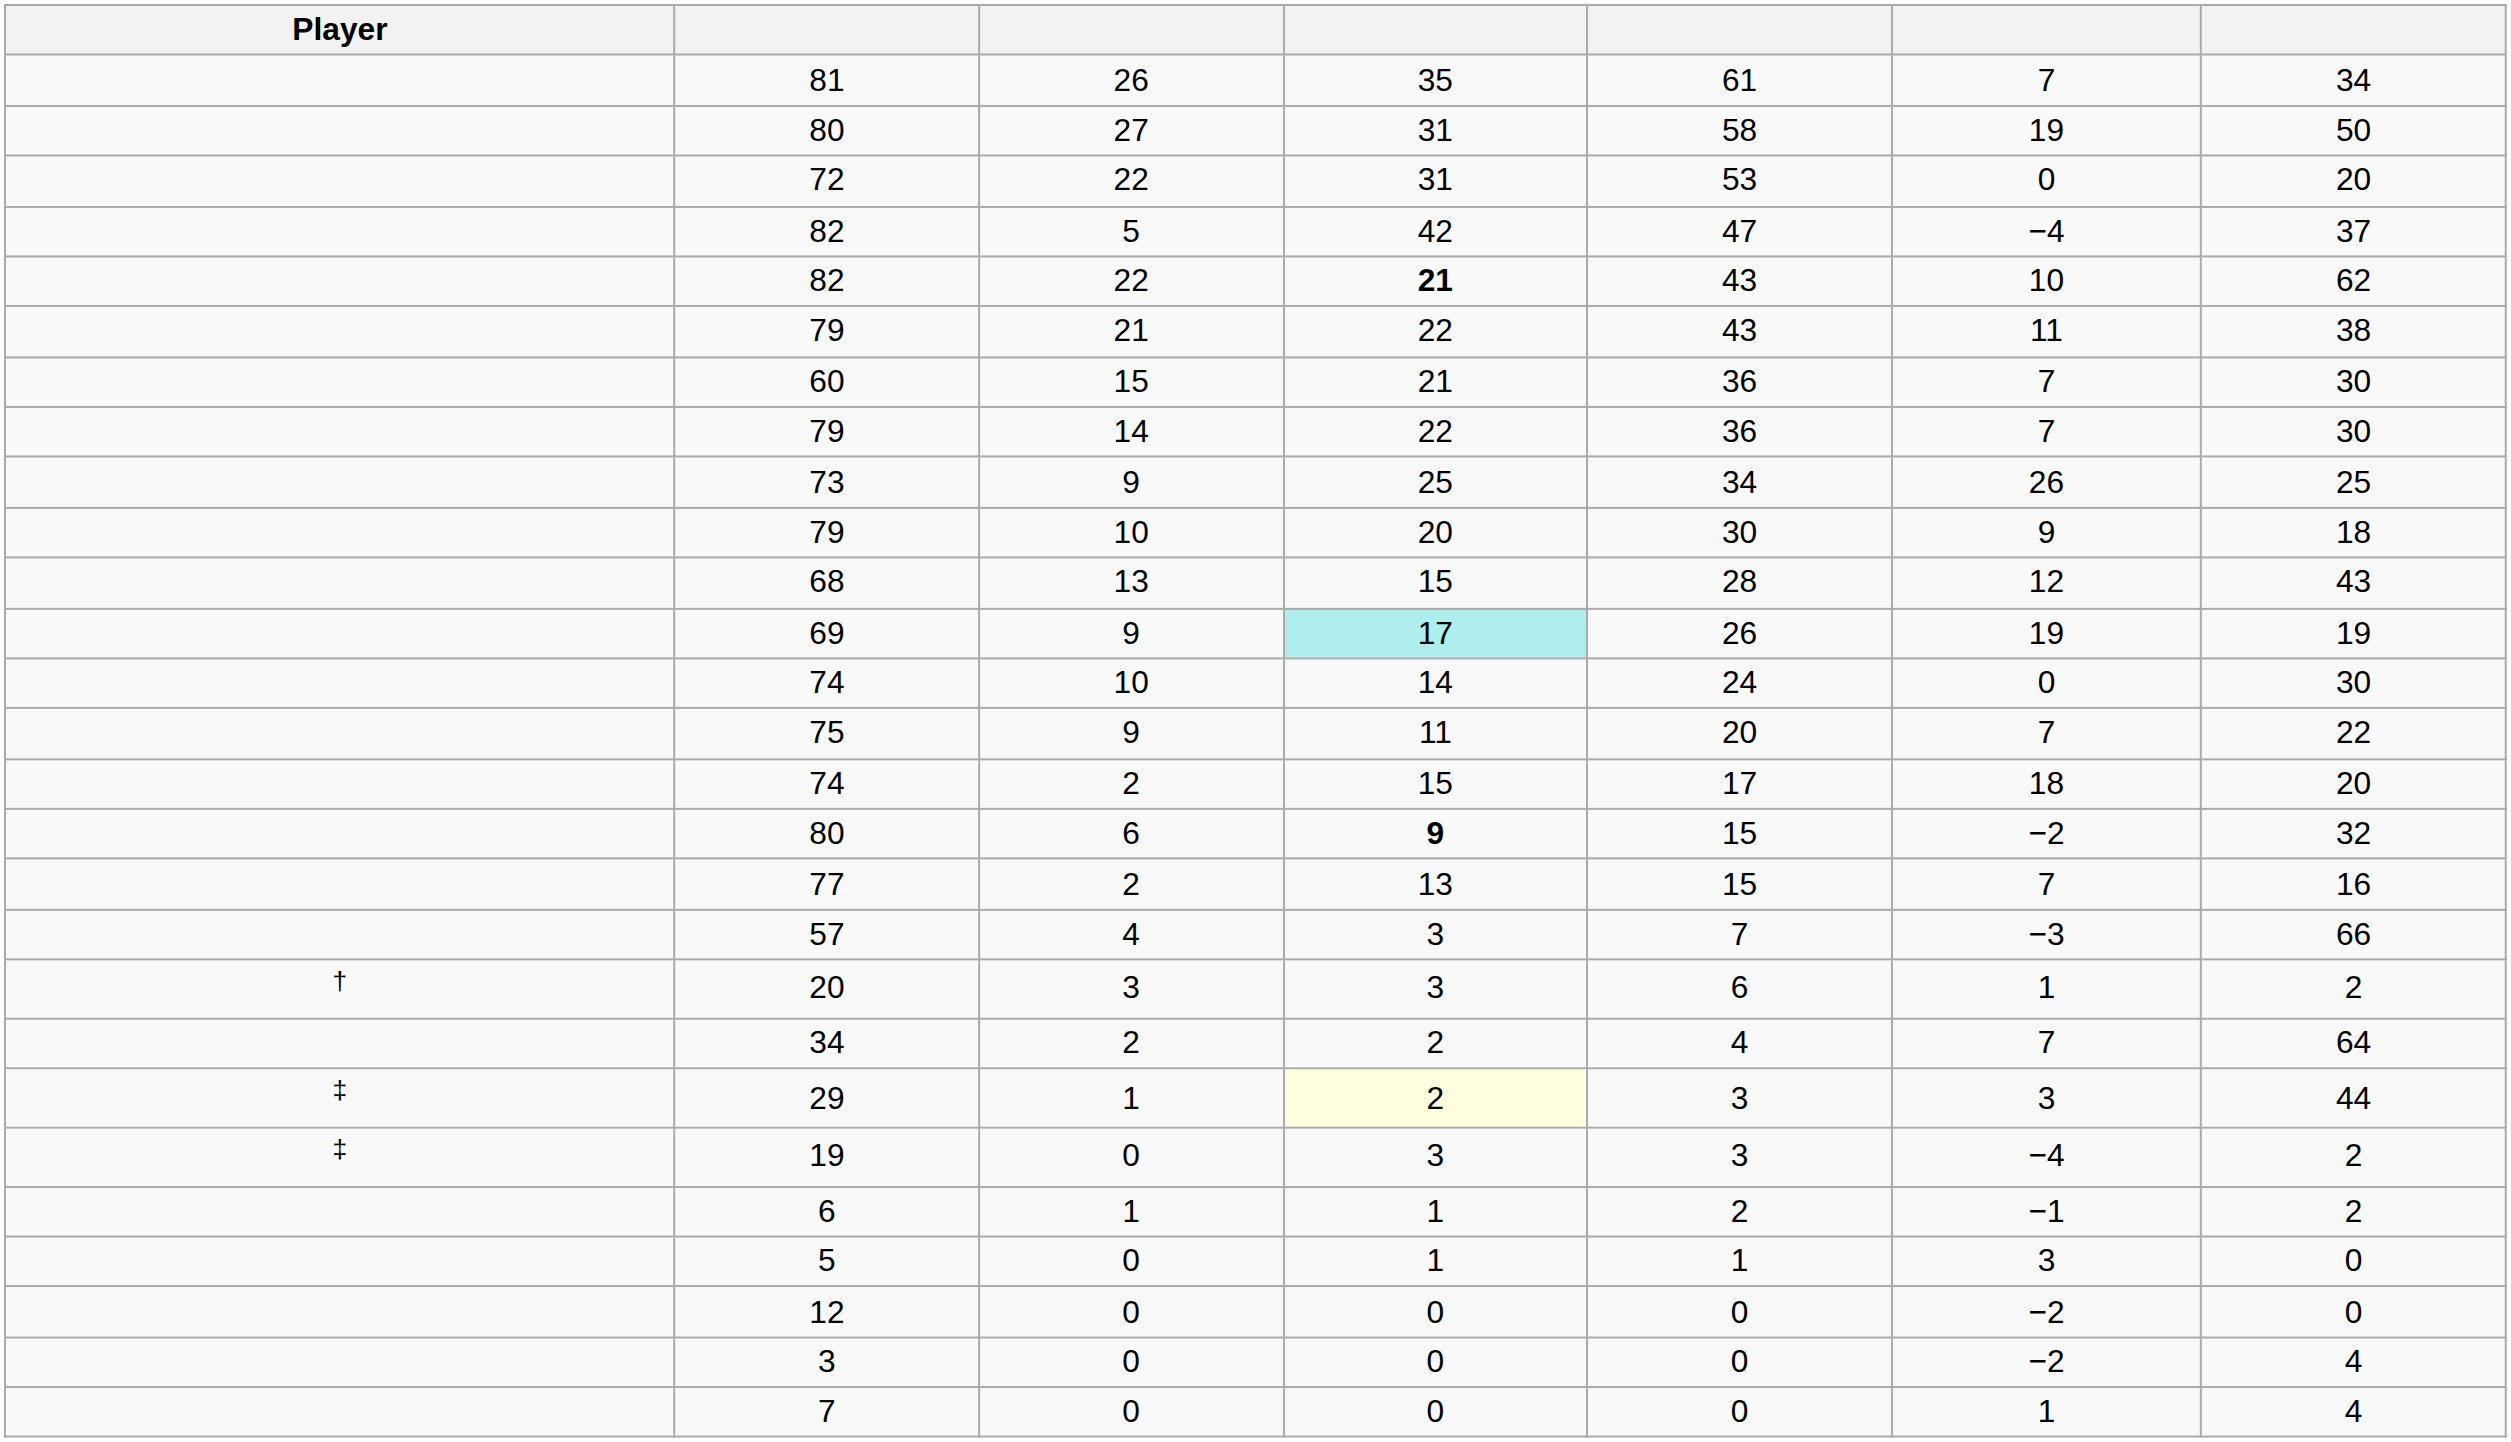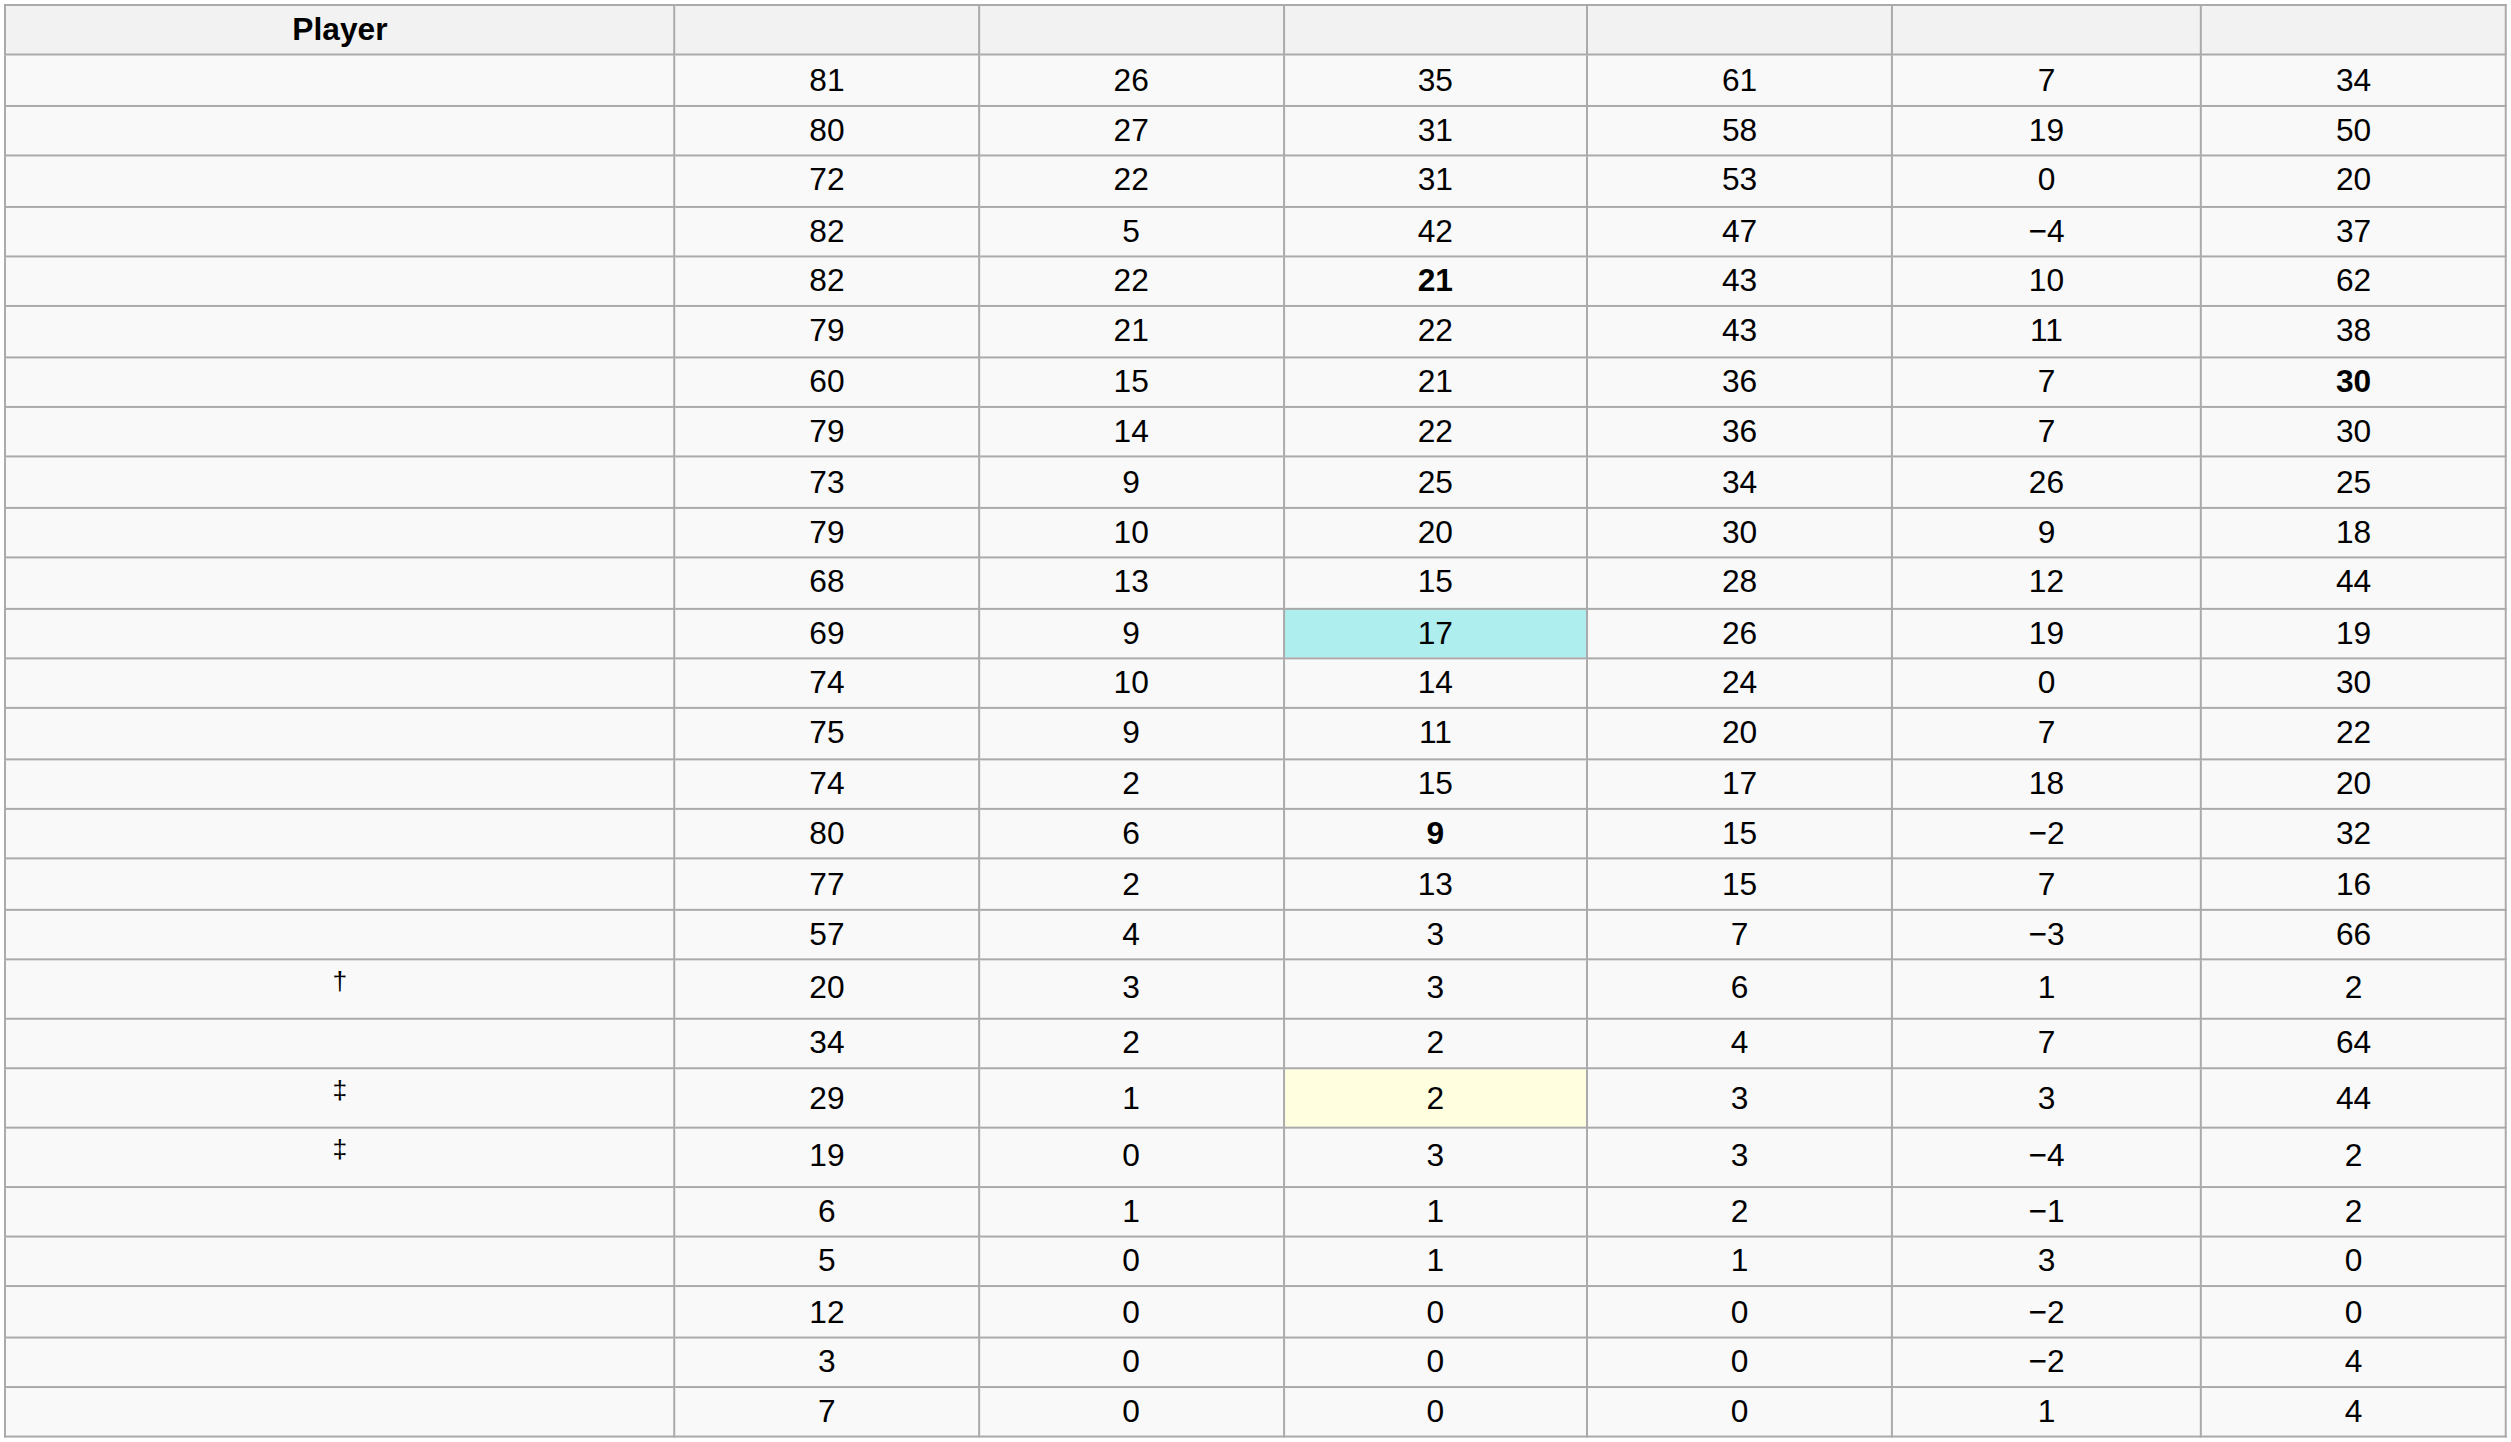(2354, 381) normal -> (2354, 381) bold
(2354, 582) 43 -> (2354, 582) 44
